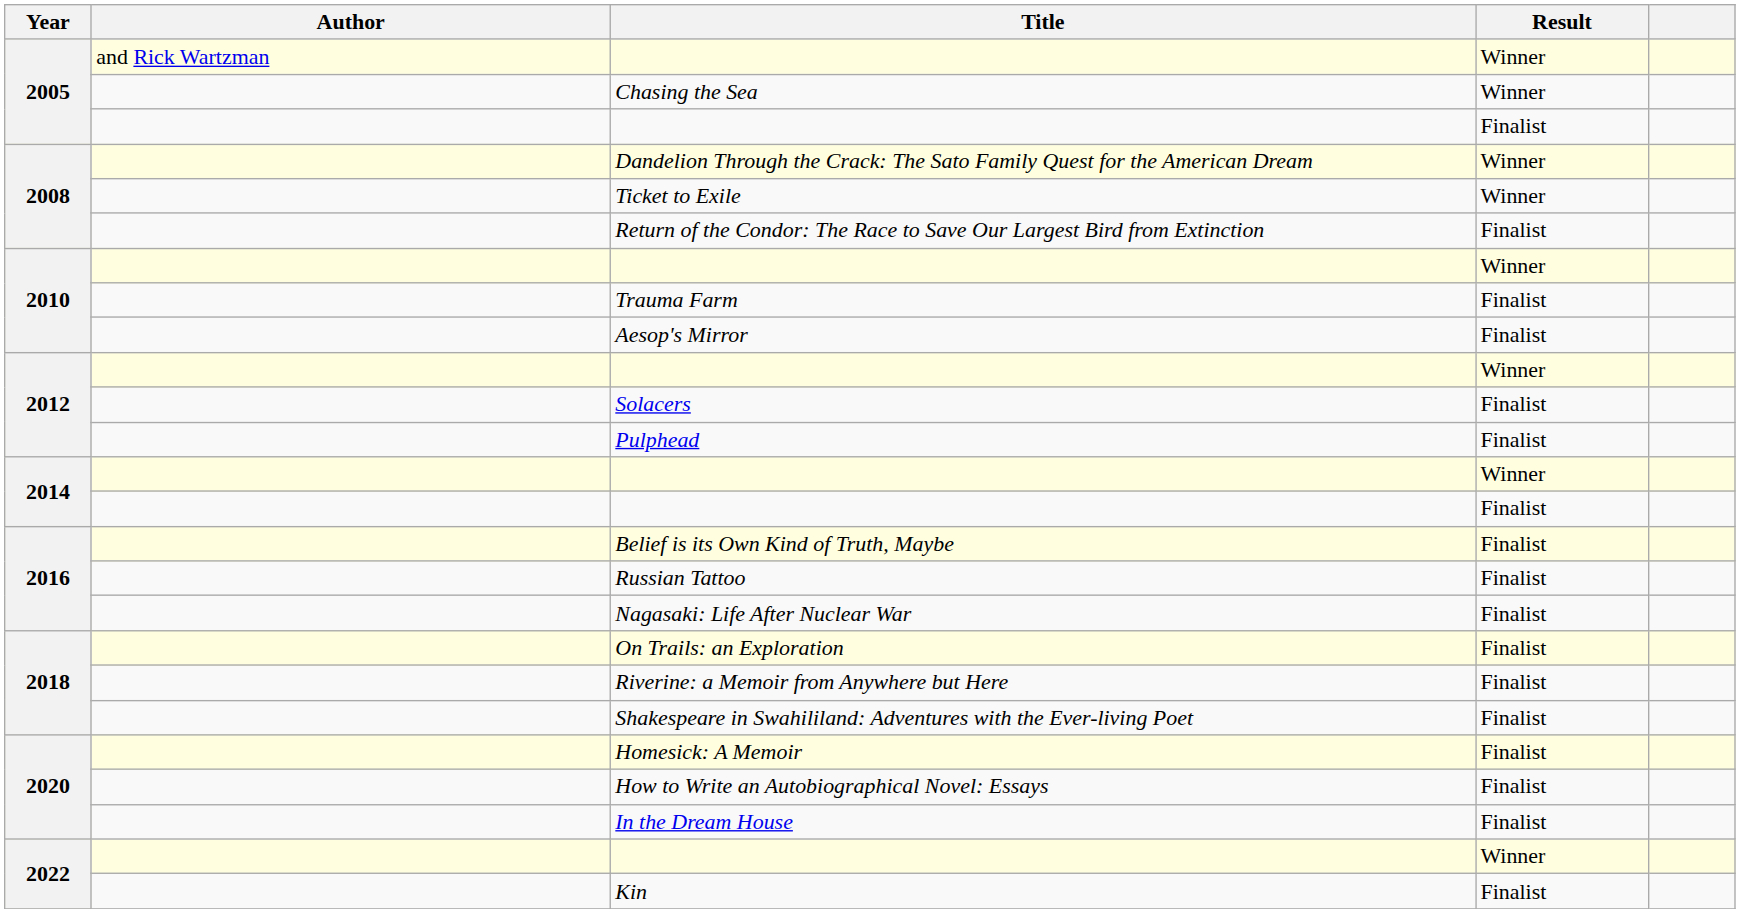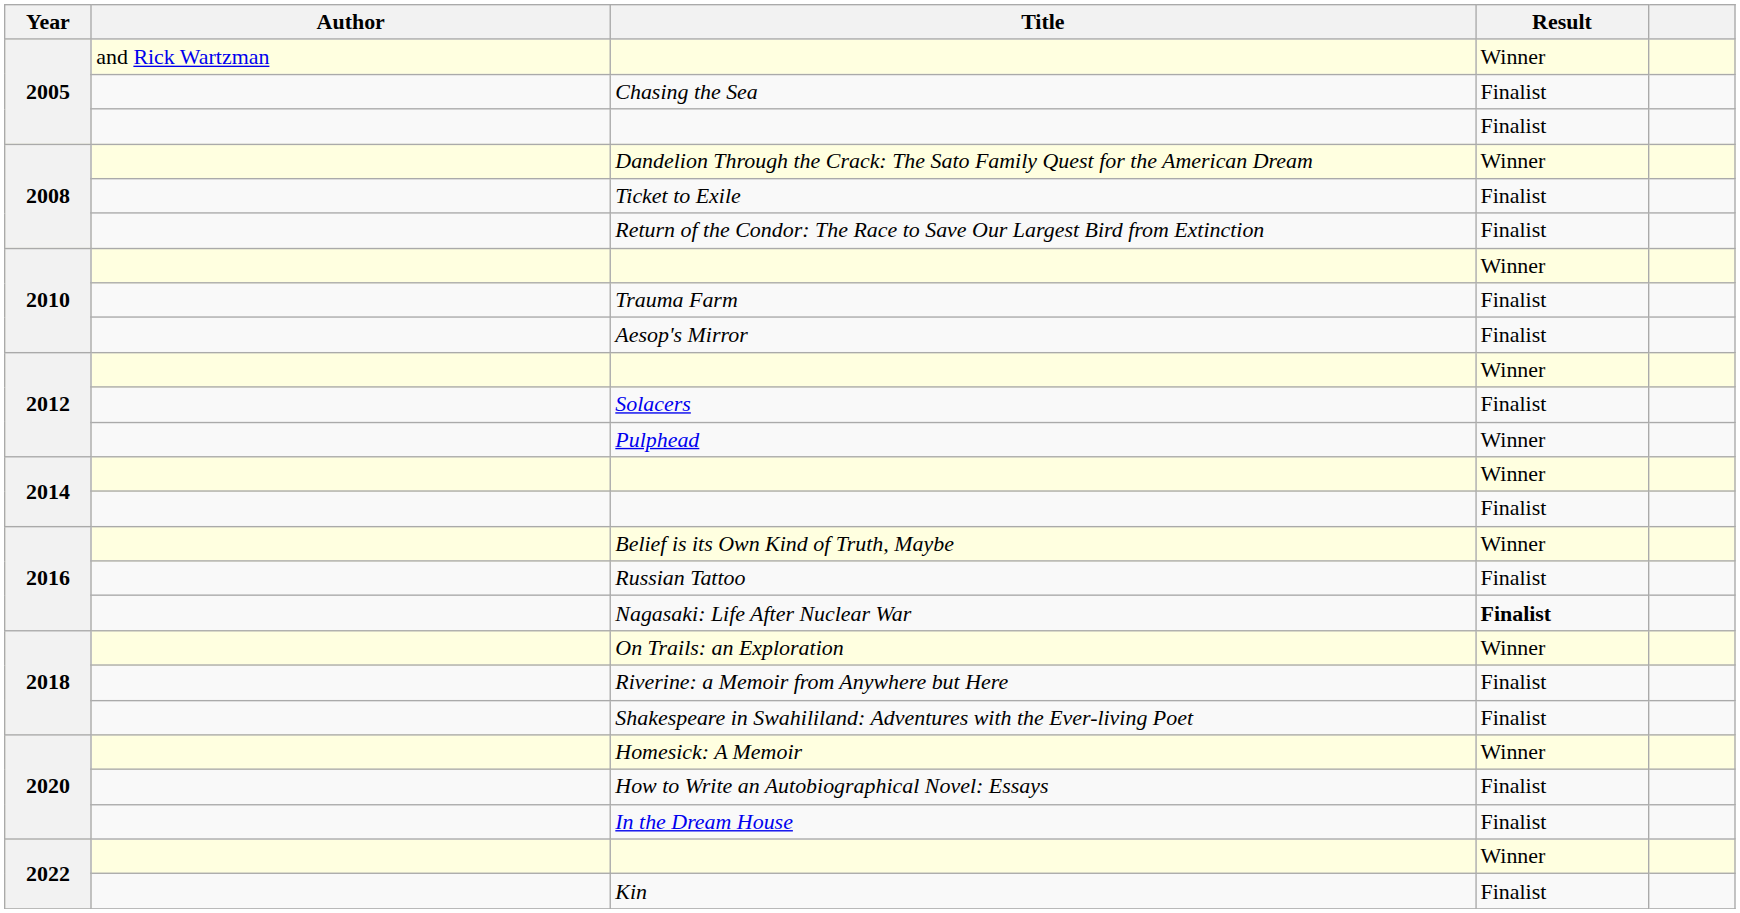(1513, 91) Winner -> (1513, 91) Finalist
(1513, 195) Winner -> (1513, 195) Finalist
(1513, 439) Finalist -> (1513, 439) Winner
(1513, 543) Finalist -> (1513, 543) Winner
(1513, 612) normal -> (1516, 612) bold
(1513, 647) Finalist -> (1513, 647) Winner
(1513, 751) Finalist -> (1513, 751) Winner
